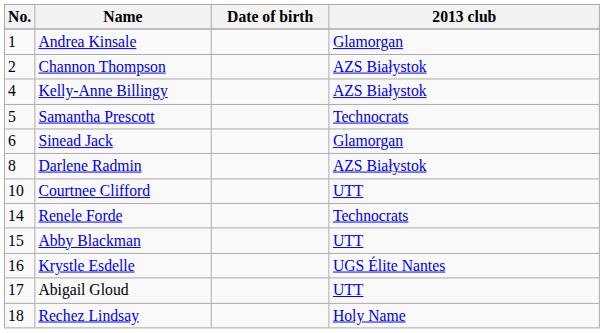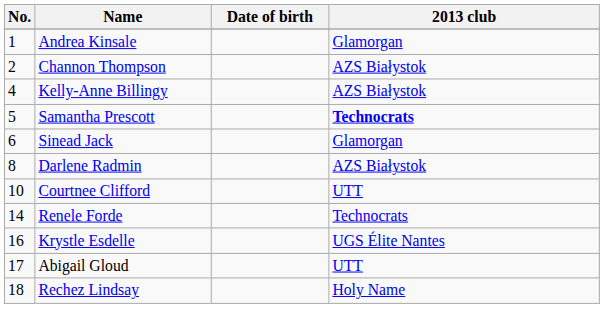(371, 116) normal -> (373, 116) bold
- row: (90, 240)
